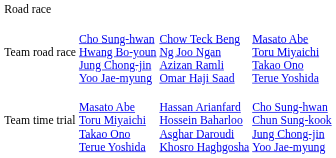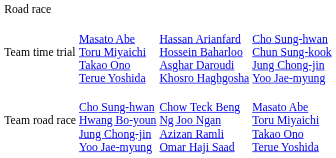rows swapped: (40, 52) <-> (40, 120)
